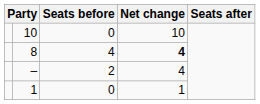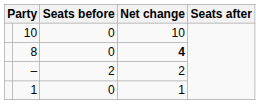(111, 52) 4 -> (111, 52) 0
(182, 71) 4 -> (182, 71) 2
